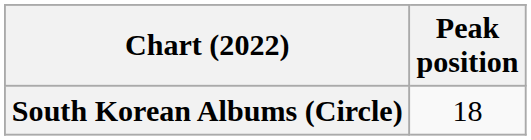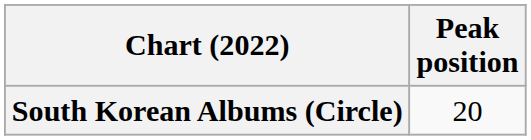(468, 109) 18 -> (468, 109) 20
